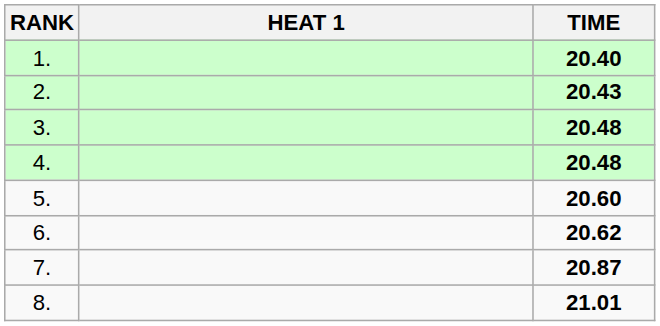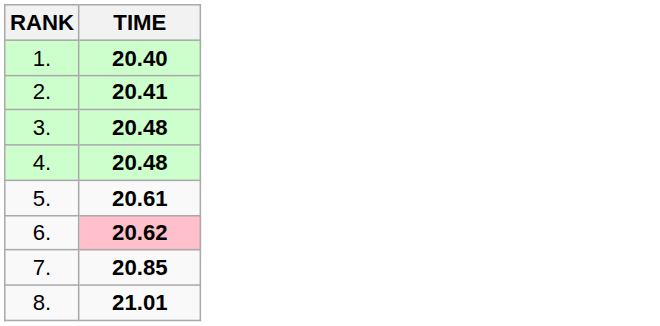- column: (306, 23)
(594, 93) 20.43 -> (140, 93) 20.41
(594, 198) 20.60 -> (140, 198) 20.61
(594, 233) no background -> (140, 233) pink background
(594, 268) 20.87 -> (140, 268) 20.85
